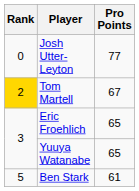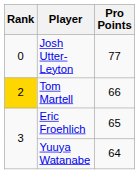(115, 93) 67 -> (115, 93) 66
(115, 153) 65 -> (115, 153) 64
- row: (64, 177)
